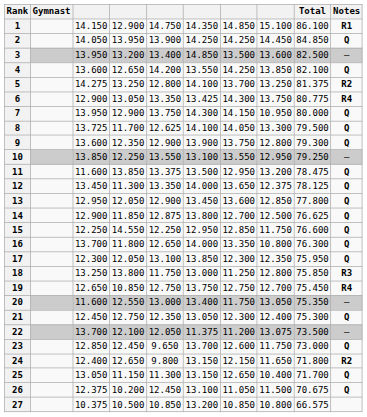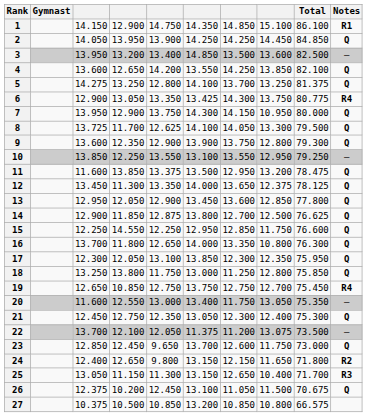(347, 85) R2 -> (347, 85) Q
(347, 274) R3 -> (347, 274) Q
(347, 376) Q -> (347, 376) R3
